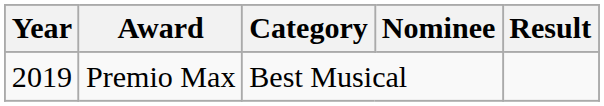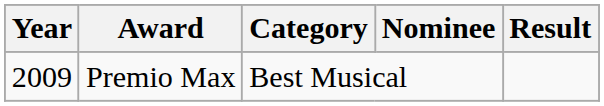(42, 76) 2019 -> (42, 76) 2009
